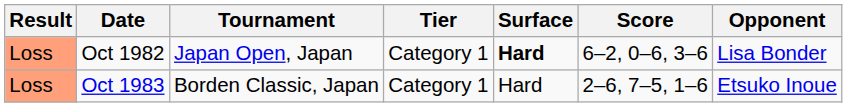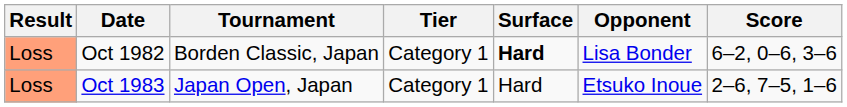columns swapped: (777, 20) <-> (645, 20)
(263, 53) Japan Open, Japan -> (276, 53) Borden Classic, Japan
(276, 85) Borden Classic, Japan -> (263, 85) Japan Open, Japan
